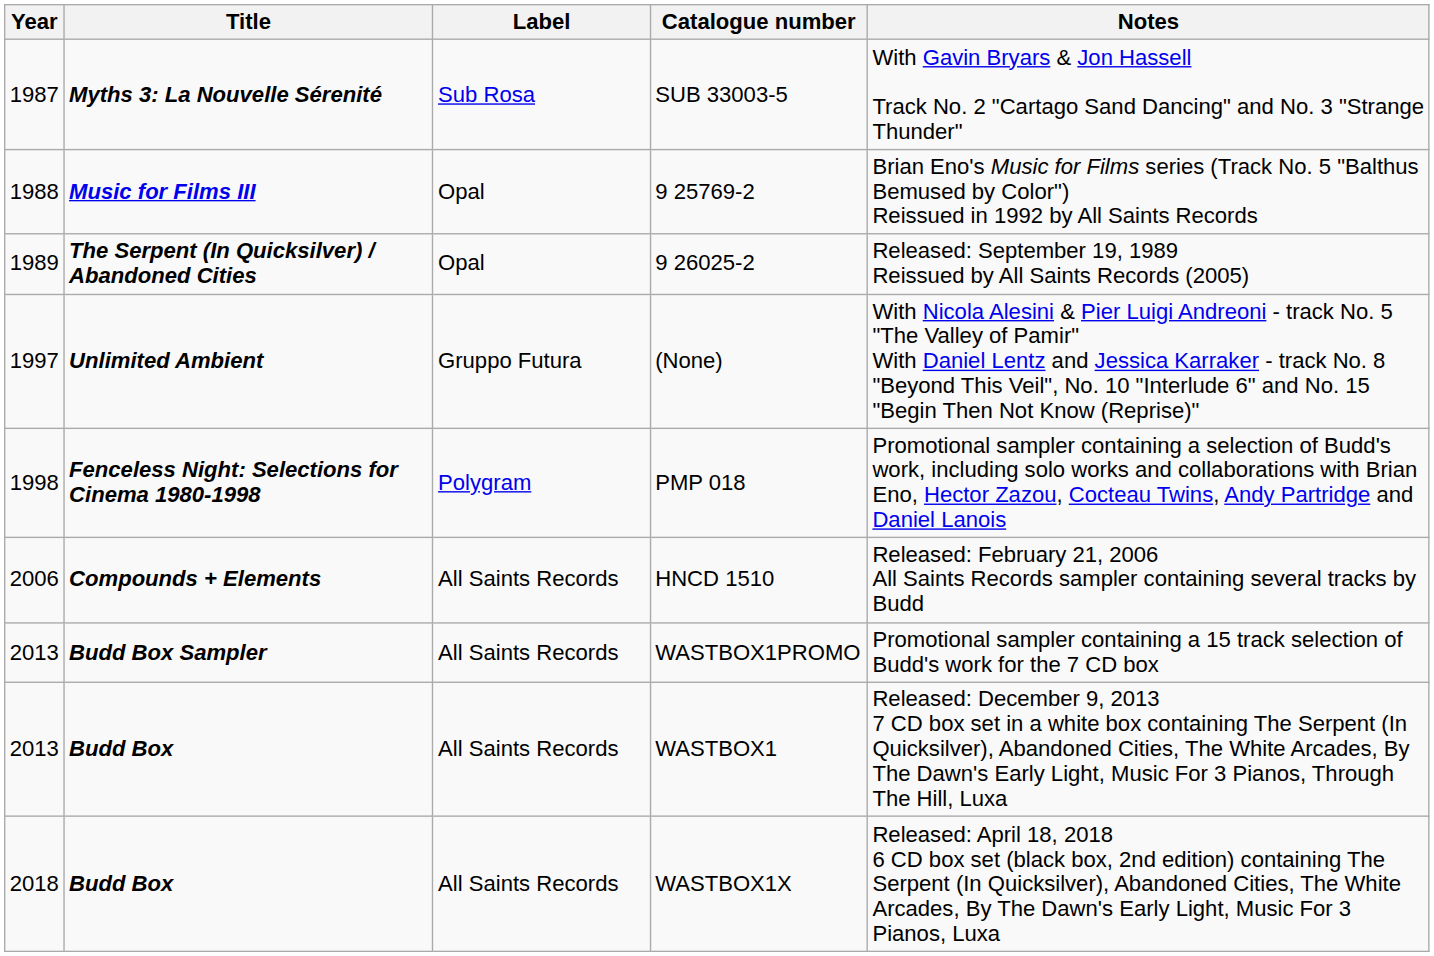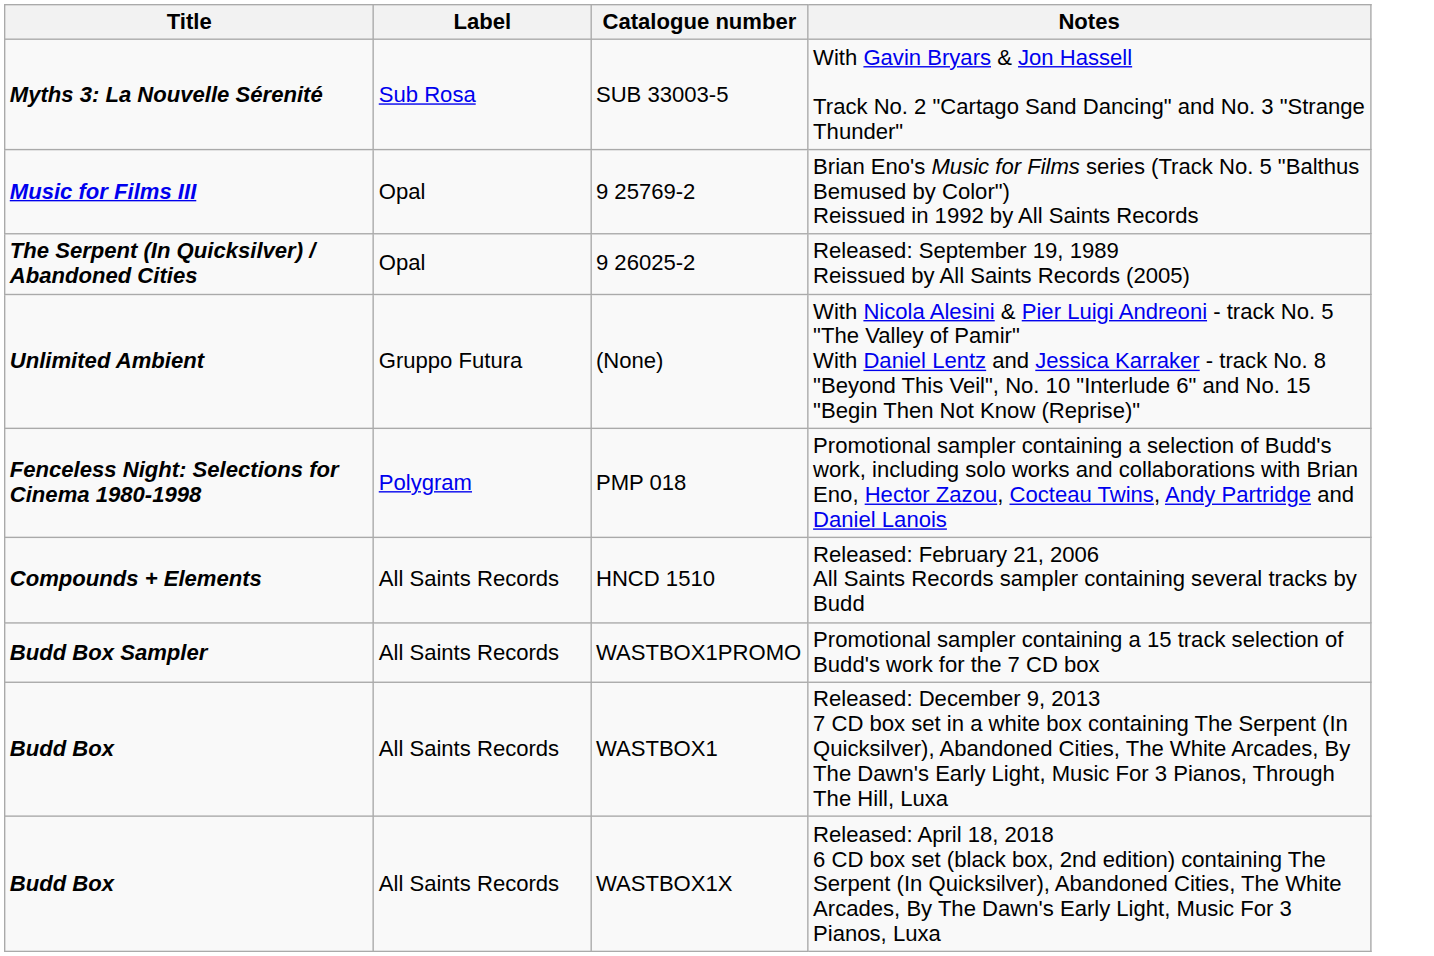- column: (34, 22)
